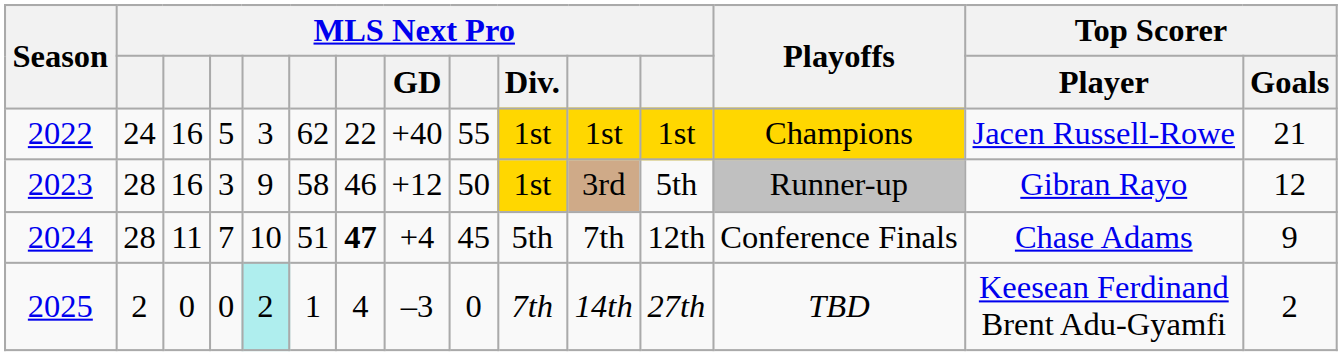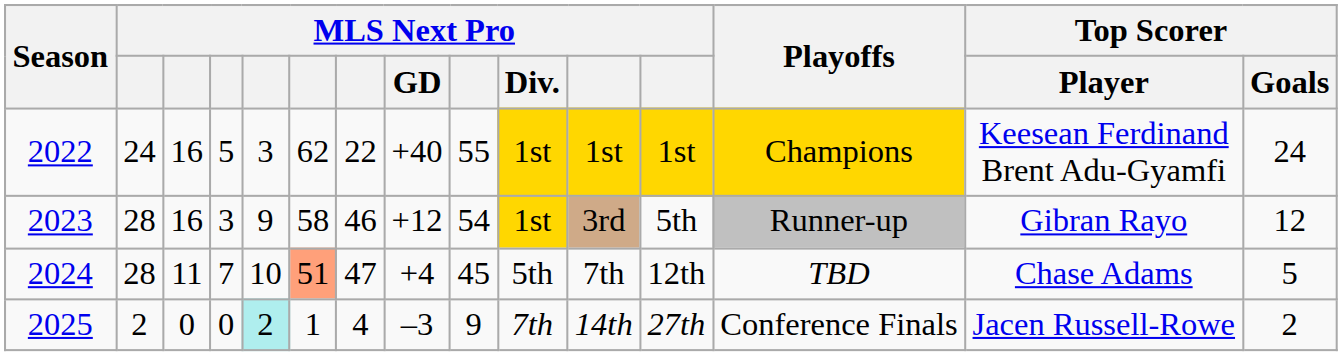(1104, 133) Jacen Russell-Rowe -> (1104, 151) Keesean Ferdinand Brent Adu-Gyamfi
(1290, 133) 21 -> (1290, 151) 24
(474, 184) 50 -> (474, 221) 54
(313, 236) no background -> (313, 272) lightsalmon background
(360, 236) bold -> (360, 272) normal
(839, 236) Conference Finals -> (839, 272) TBD
(1290, 236) 9 -> (1290, 272) 5
(474, 306) 0 -> (474, 324) 9
(839, 306) TBD -> (839, 324) Conference Finals
(1104, 306) Keesean Ferdinand Brent Adu-Gyamfi -> (1104, 324) Jacen Russell-Rowe
